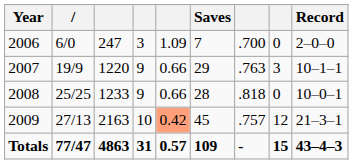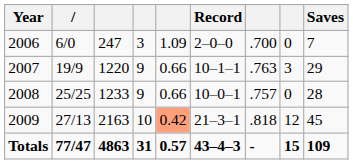columns swapped: (212, 17) <-> (320, 17)
(252, 94) .818 -> (263, 94) .757
(252, 120) .757 -> (263, 120) .818
